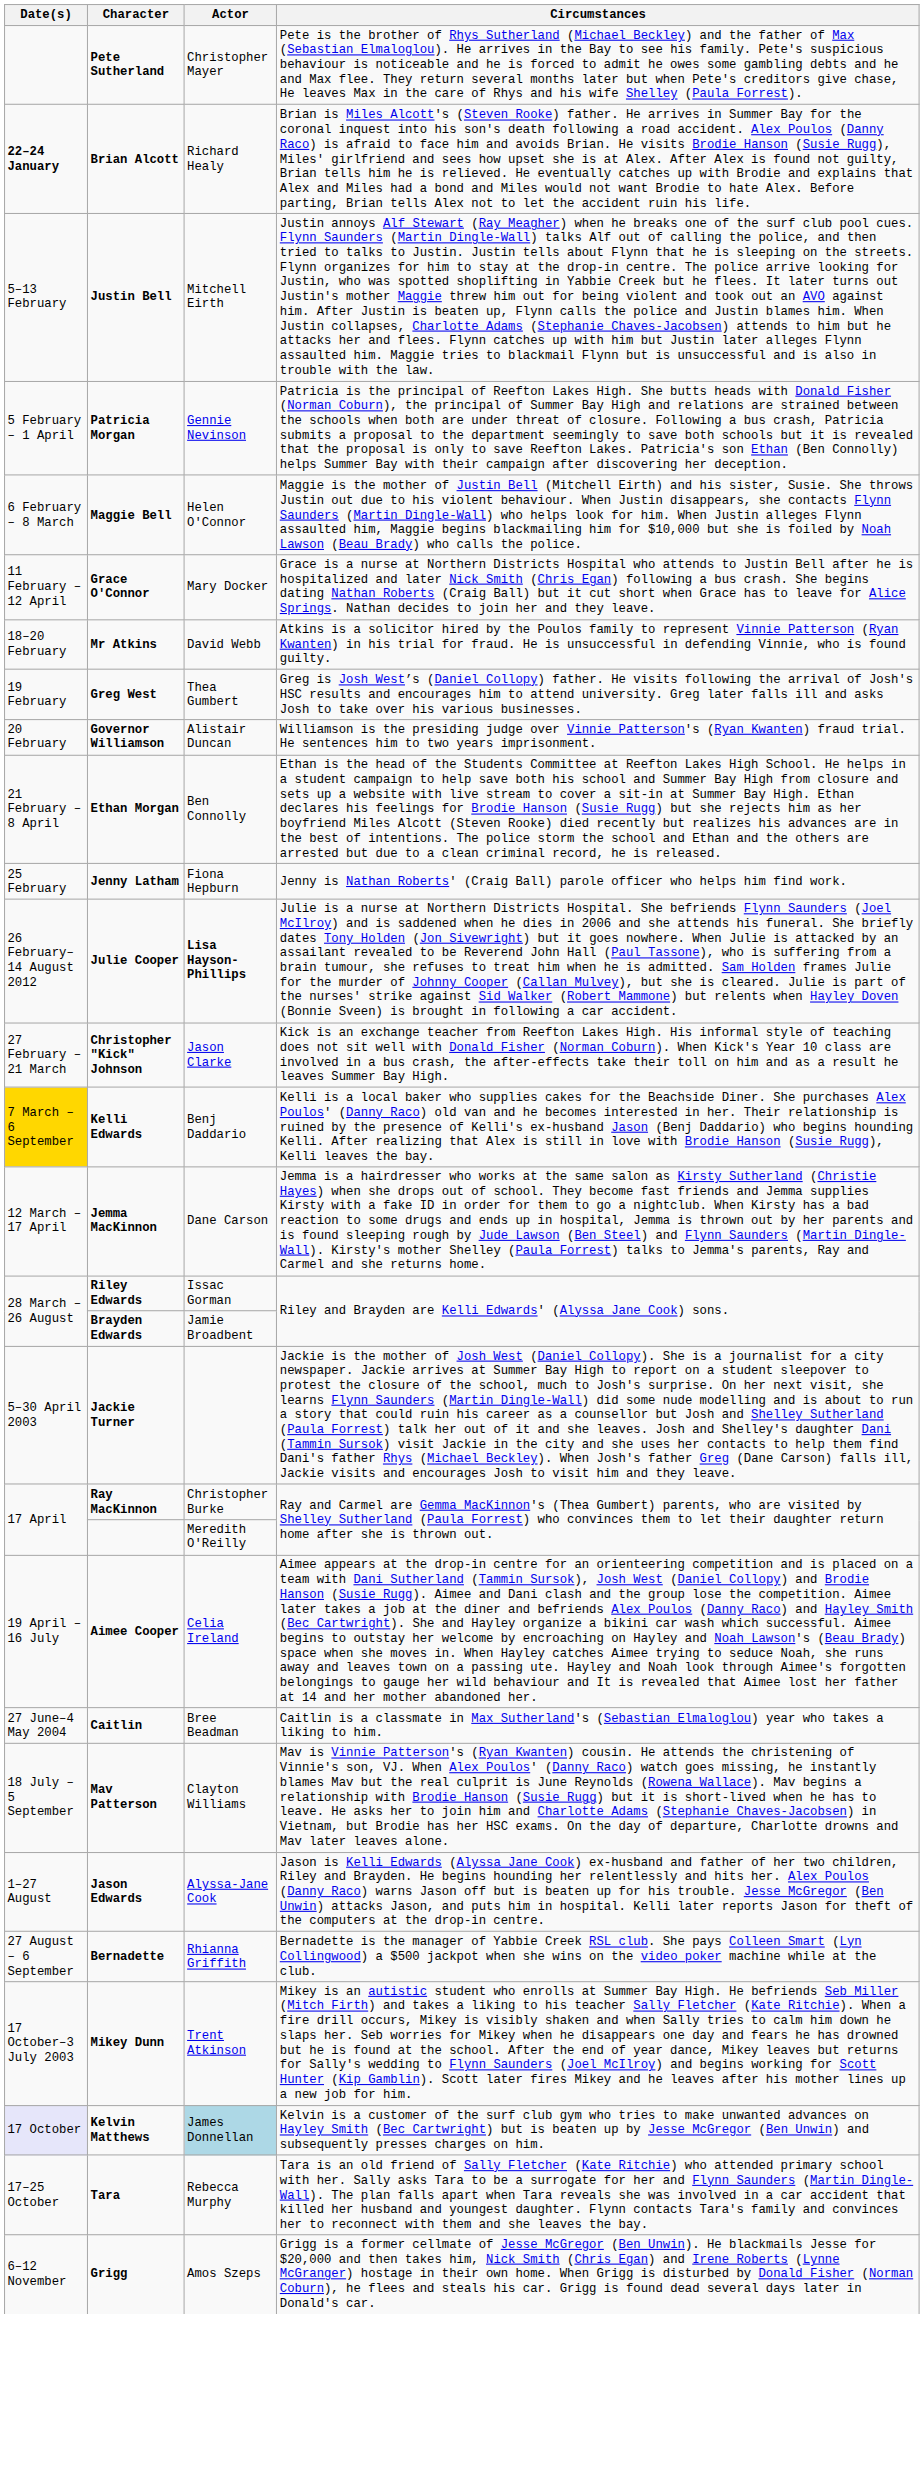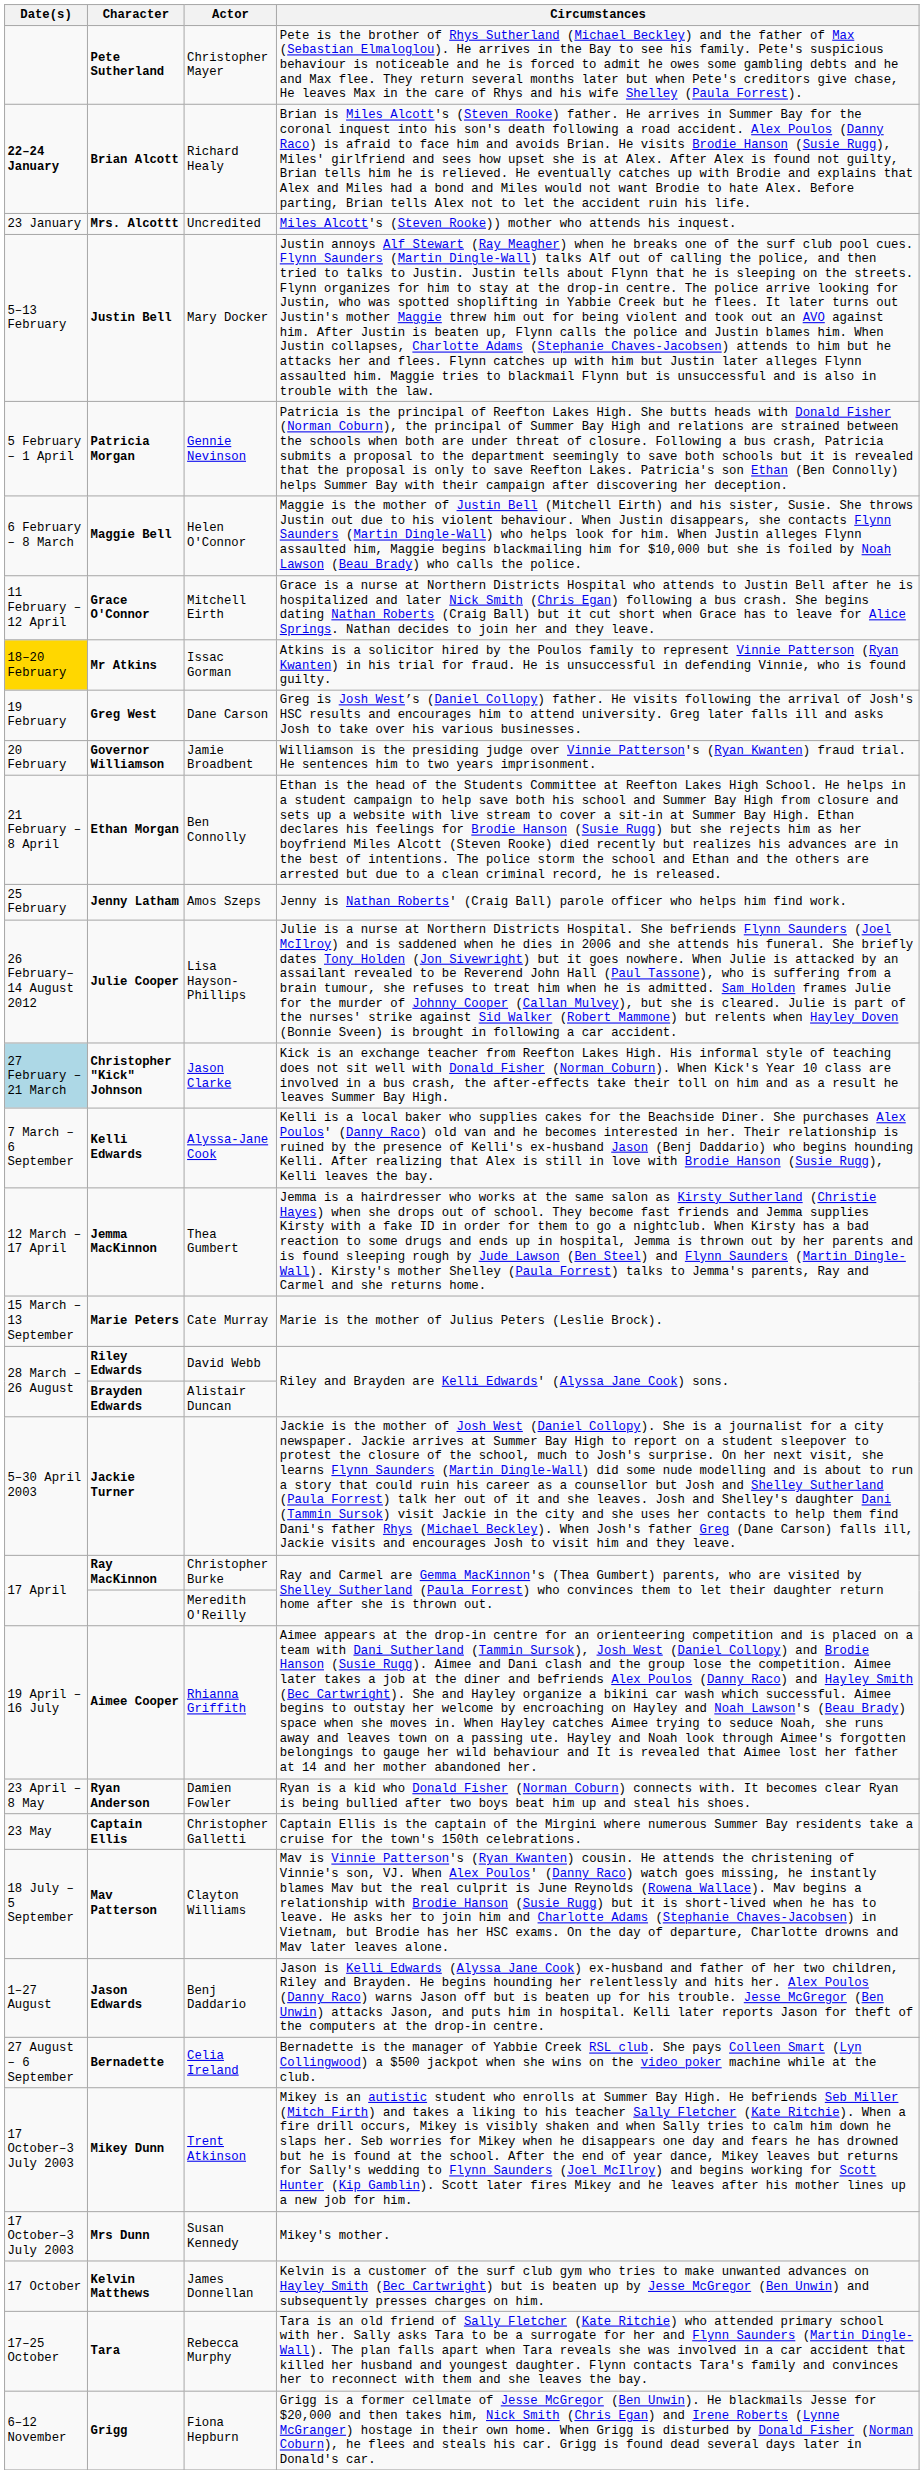+ row: (135, 223)
(217, 297) Mitchell Eirth -> (228, 318) Mary Docker
(228, 587) Mary Docker -> (217, 607) Mitchell Eirth
(37, 644) no background -> (37, 665) gold background
(224, 644) David Webb -> (209, 665) Issac Gorman
(213, 694) Thea Gumbert -> (228, 715) Dane Carson
(217, 737) Alistair Duncan -> (220, 757) Jamie Broadbent
(213, 881) Fiona Hepburn -> (224, 902) Amos Szeps
(217, 960) bold -> (217, 981) normal
(44, 1055) no background -> (44, 1075) lightblue background
(41, 1127) gold background -> (41, 1147) no background
(217, 1127) Benj Daddario -> (228, 1147) Alyssa-Jane Cook
(228, 1221) Dane Carson -> (213, 1241) Thea Gumbert
+ row: (135, 1321)
(209, 1293) Issac Gorman -> (224, 1364) David Webb
(220, 1328) Jamie Broadbent -> (217, 1399) Alistair Duncan
(213, 1631) Celia Ireland -> (217, 1702) Rhianna Griffith
+ row: (120, 1796)
+ row: (116, 1831)
- row: (116, 1725)
(228, 1892) Alyssa-Jane Cook -> (217, 1998) Benj Daddario
(217, 1956) Rhianna Griffith -> (213, 2062) Celia Ireland
+ row: (120, 2236)
(44, 2130) lavender background -> (44, 2286) no background
(220, 2130) lightblue background -> (220, 2286) no background
(224, 2274) Amos Szeps -> (213, 2430) Fiona Hepburn
